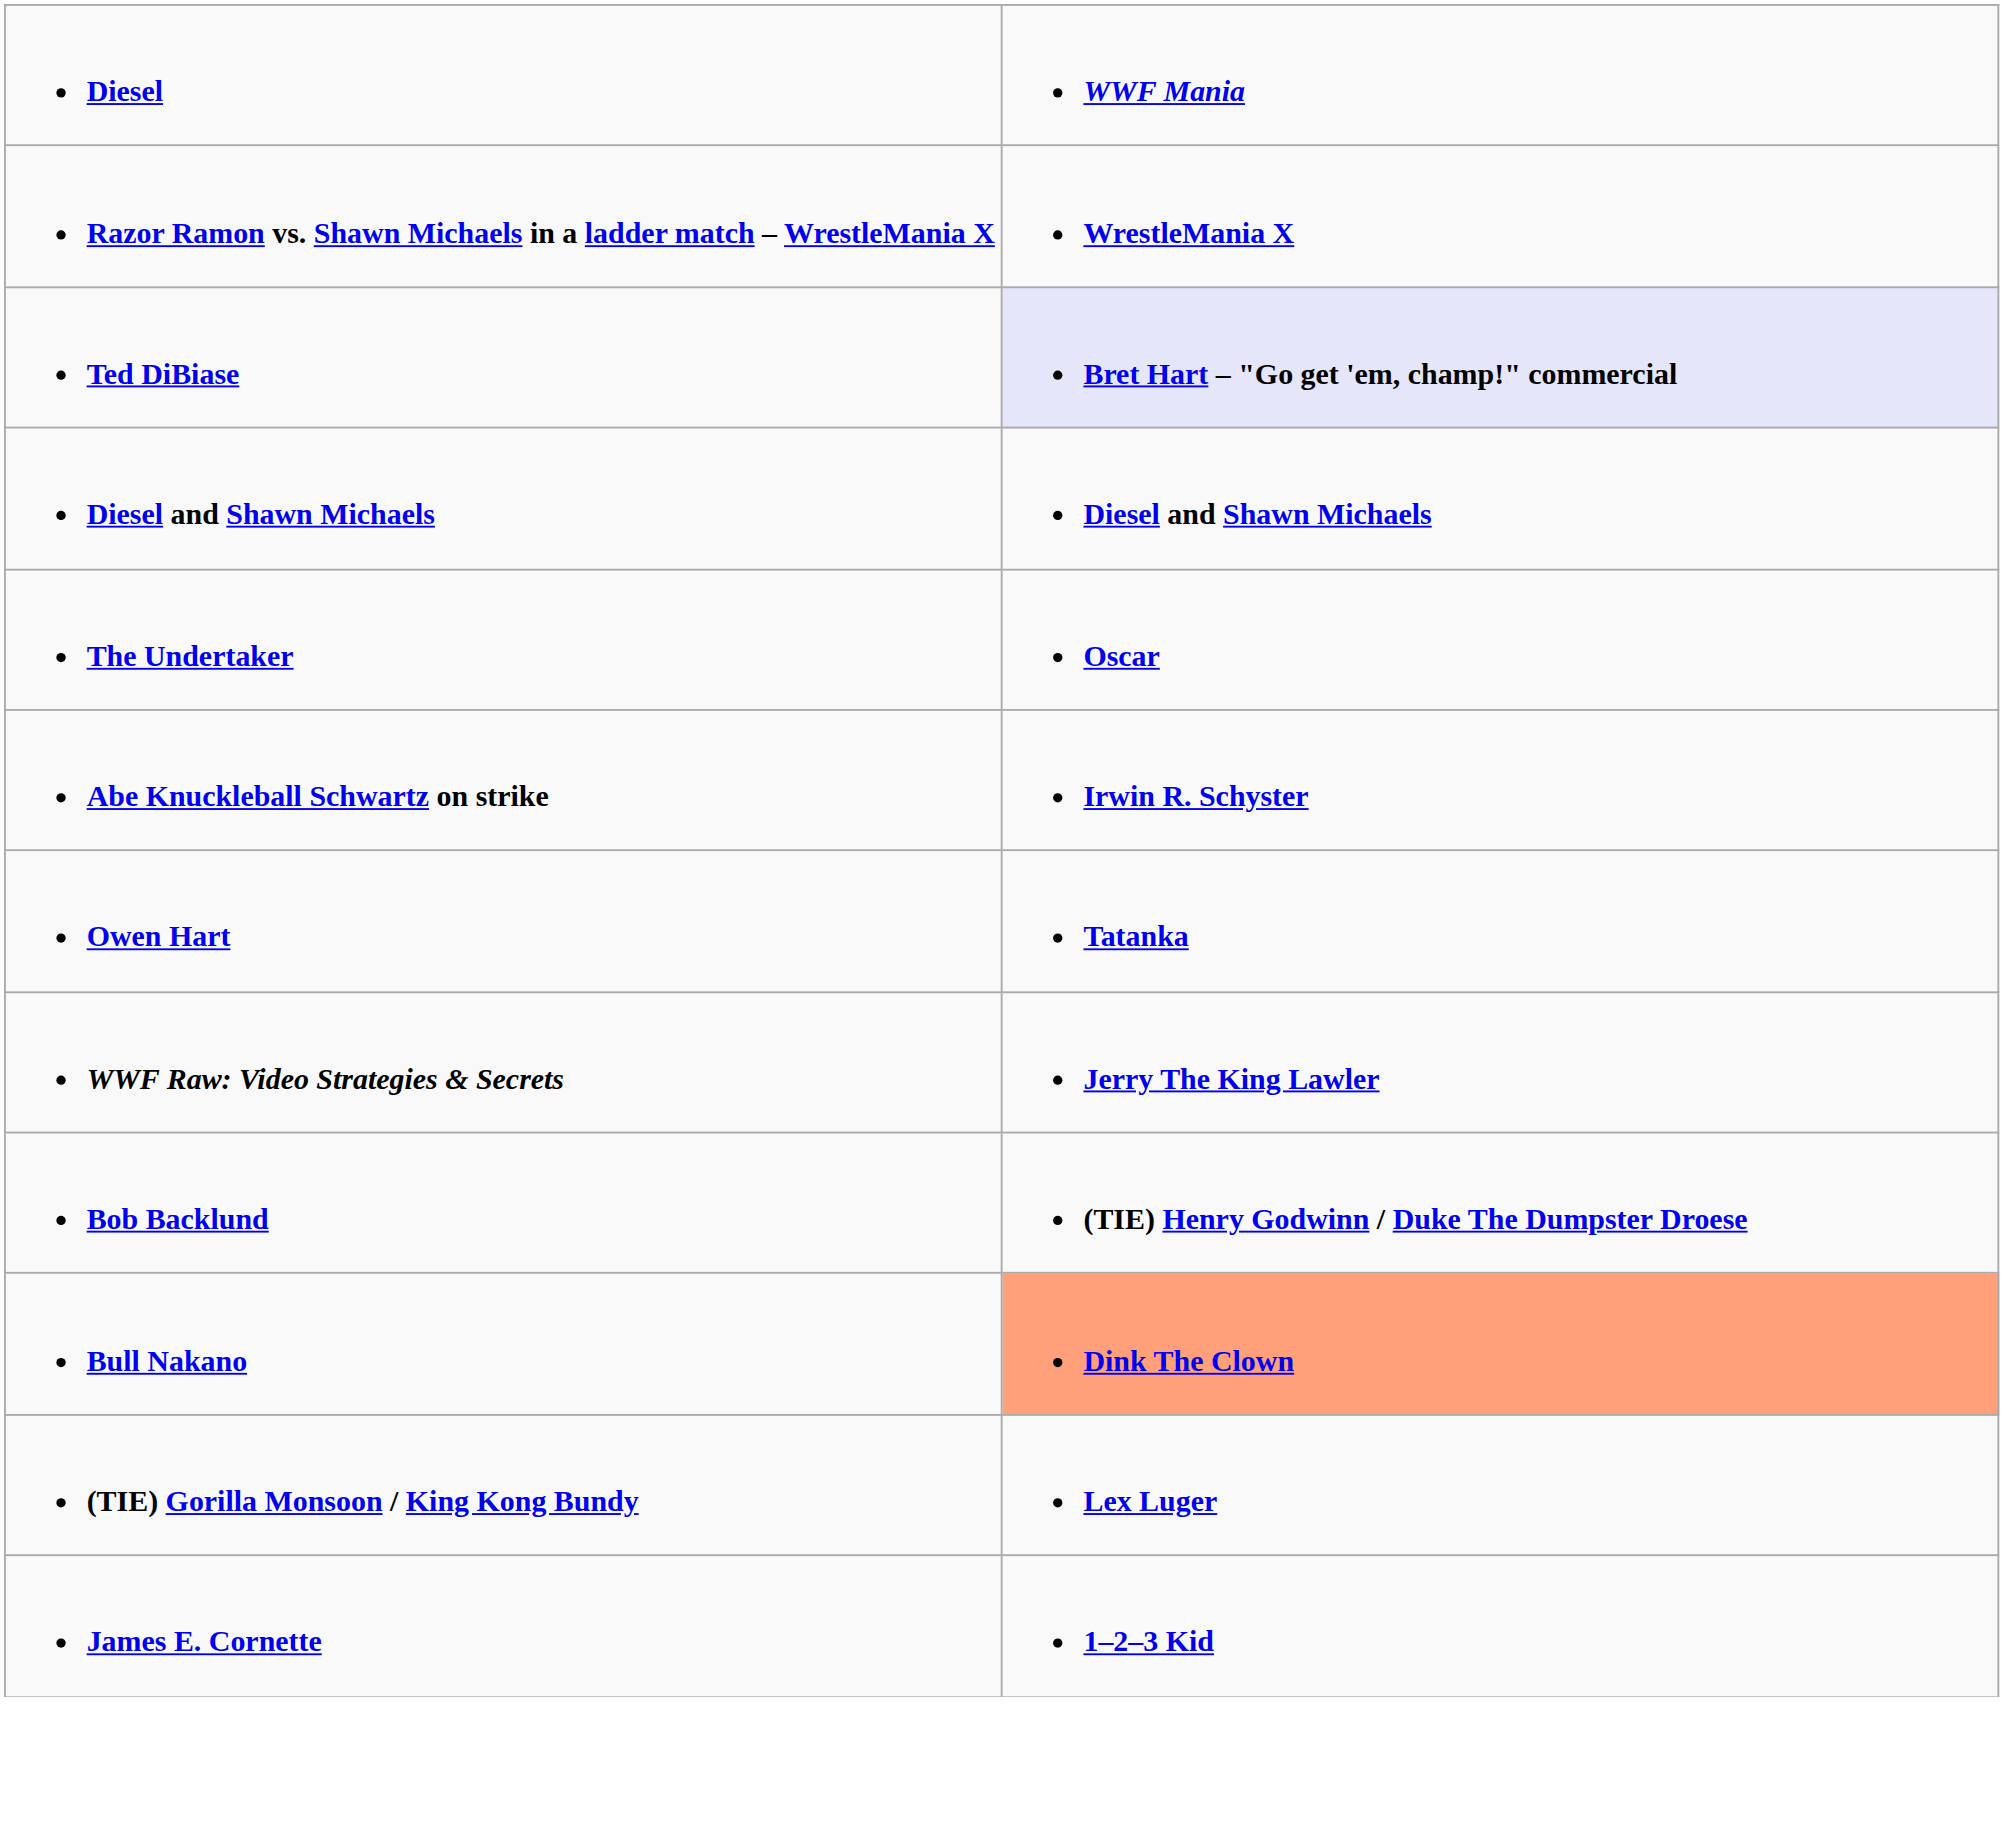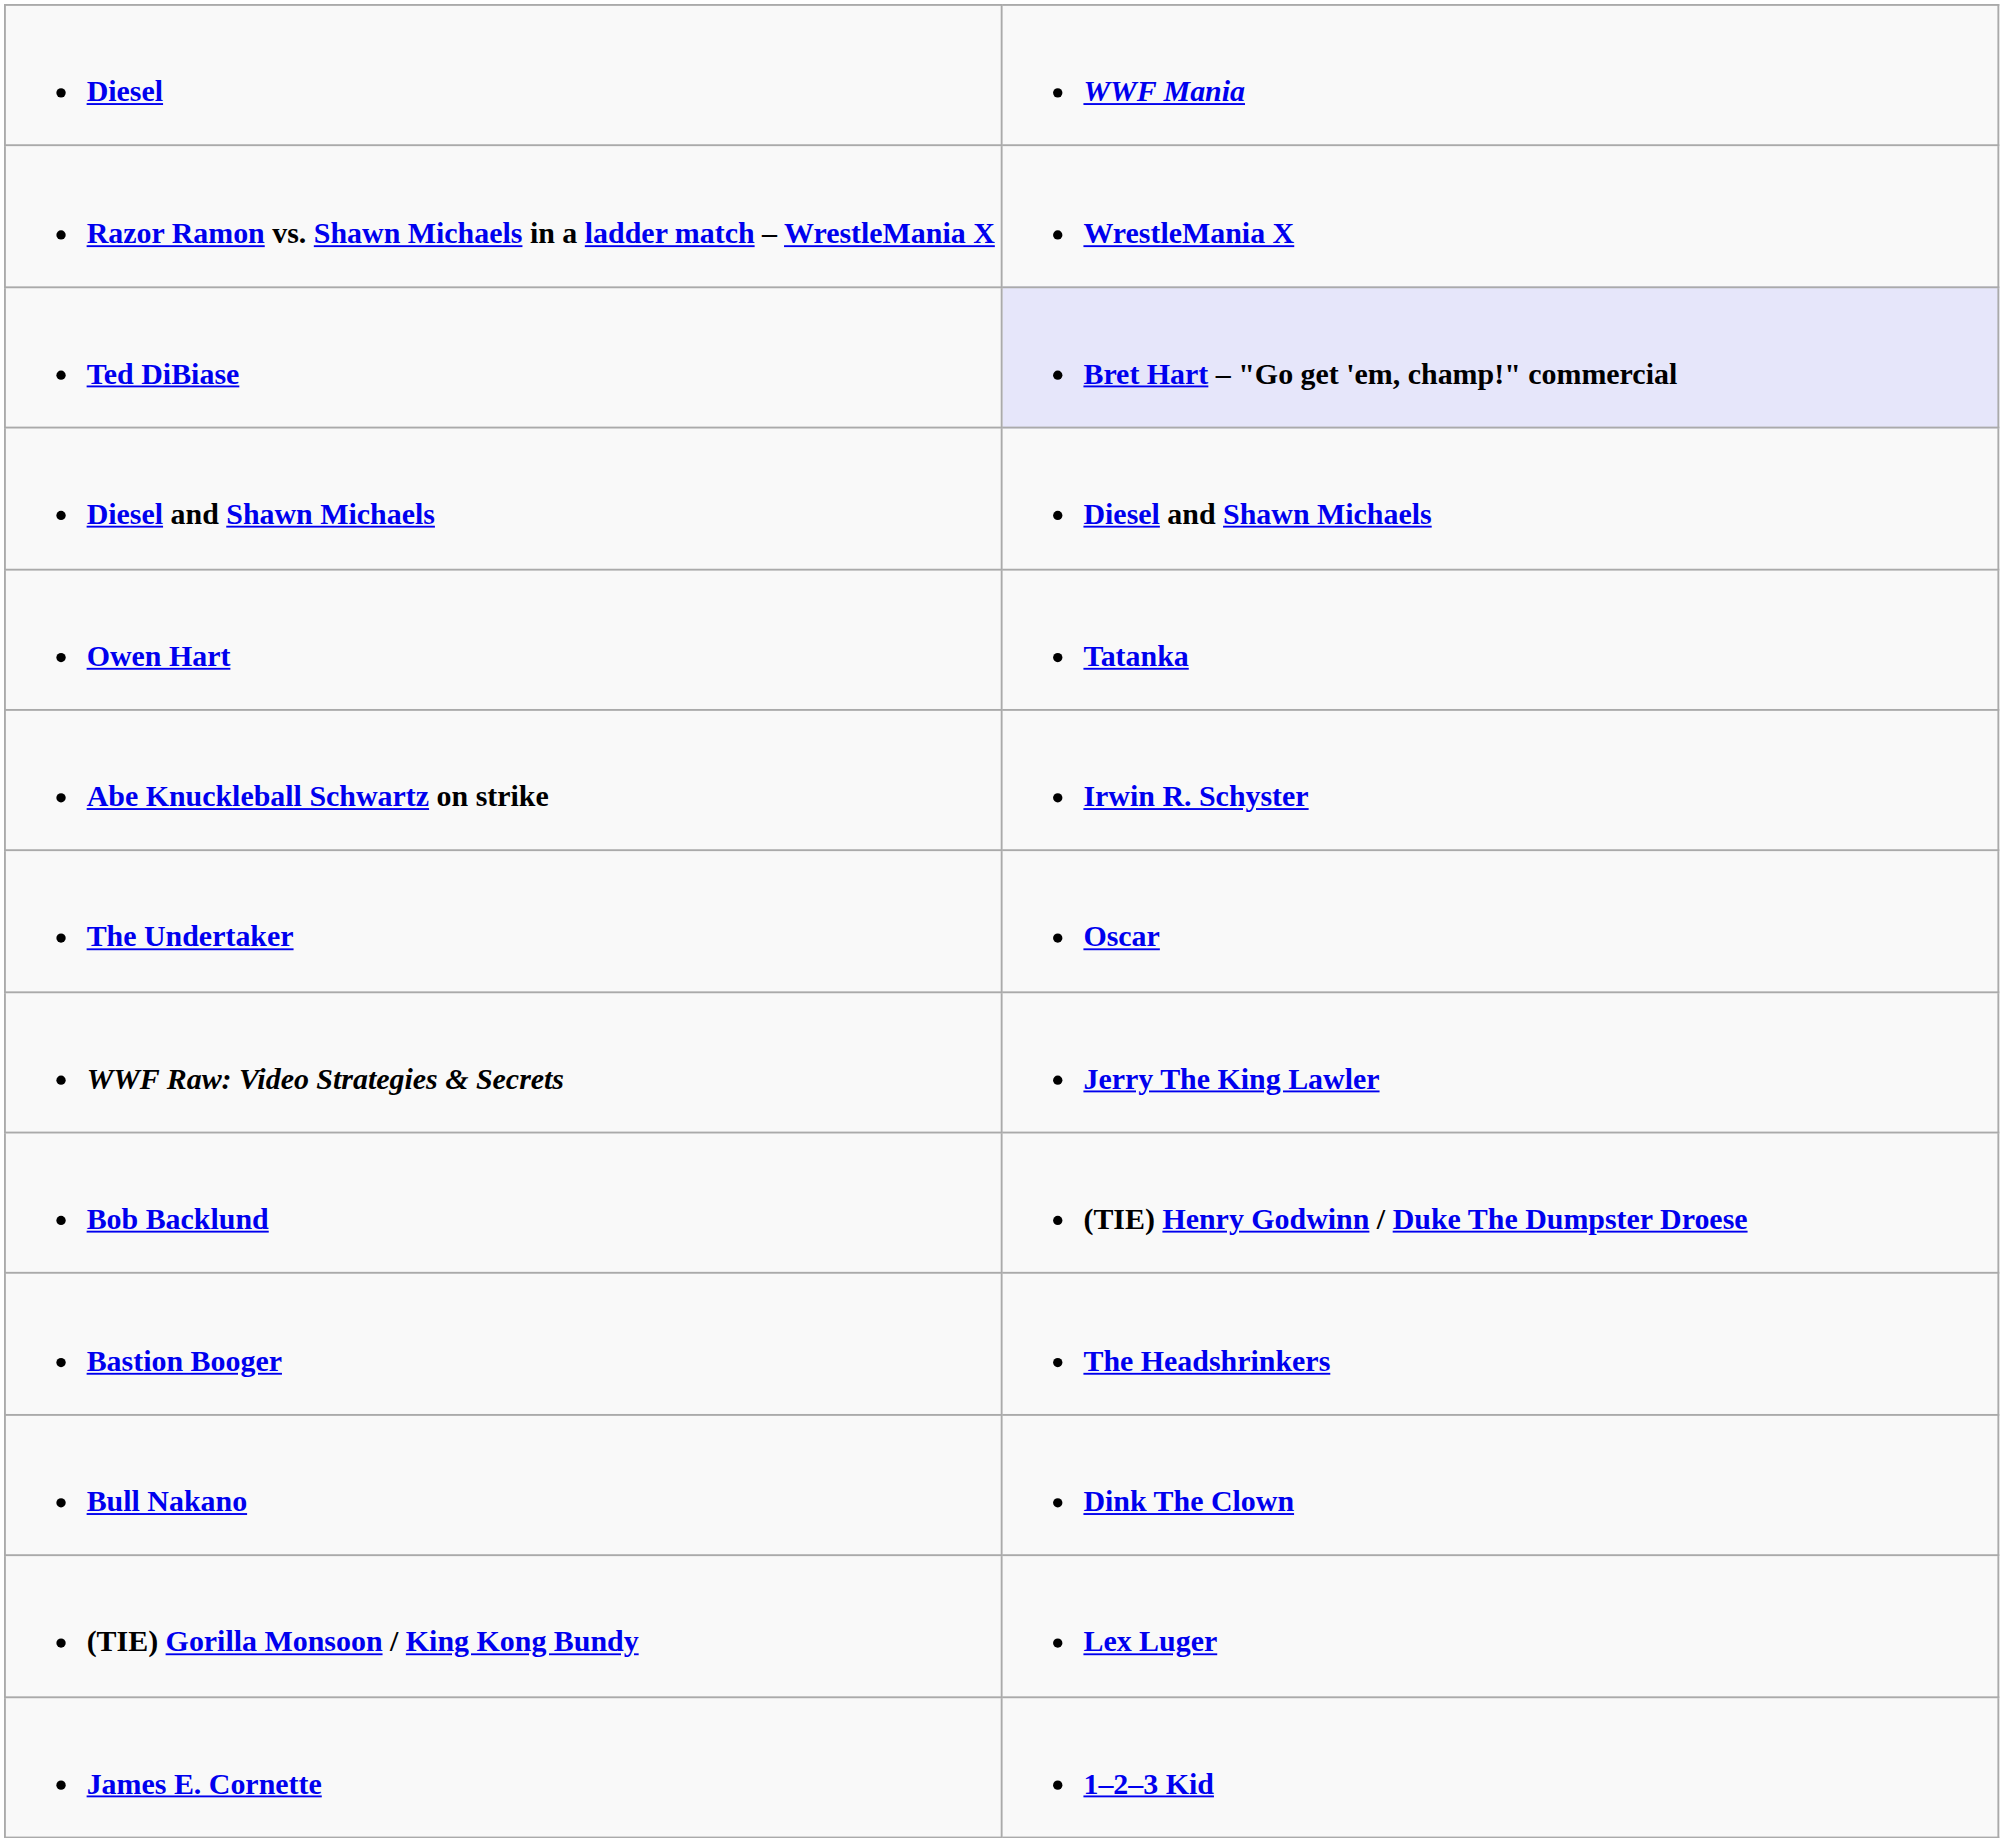rows swapped: (503, 656) <-> (503, 938)
+ row: (503, 1361)
(1500, 1361) lightsalmon background -> (1500, 1502) no background
